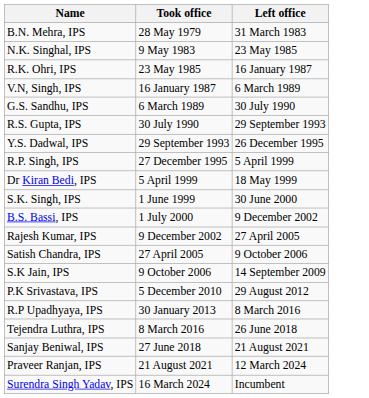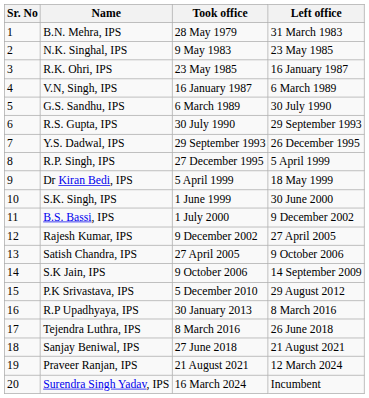+ column: (22, 13)
